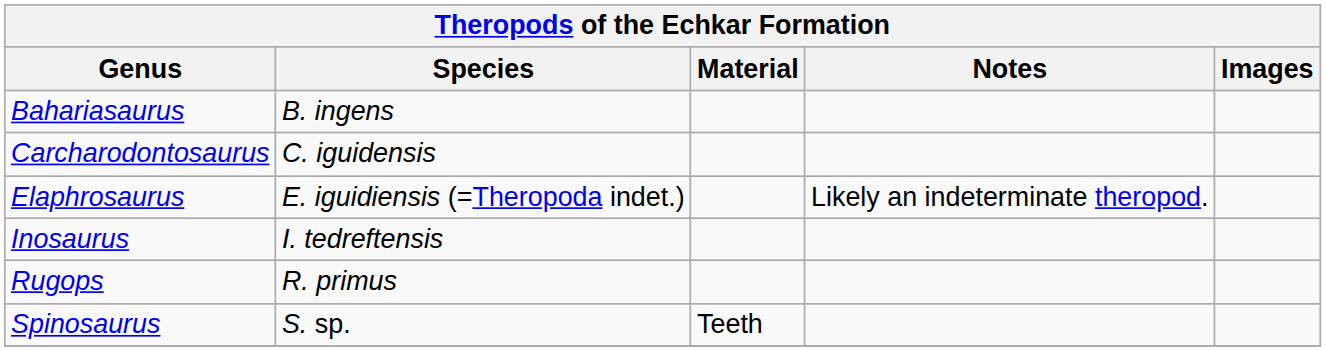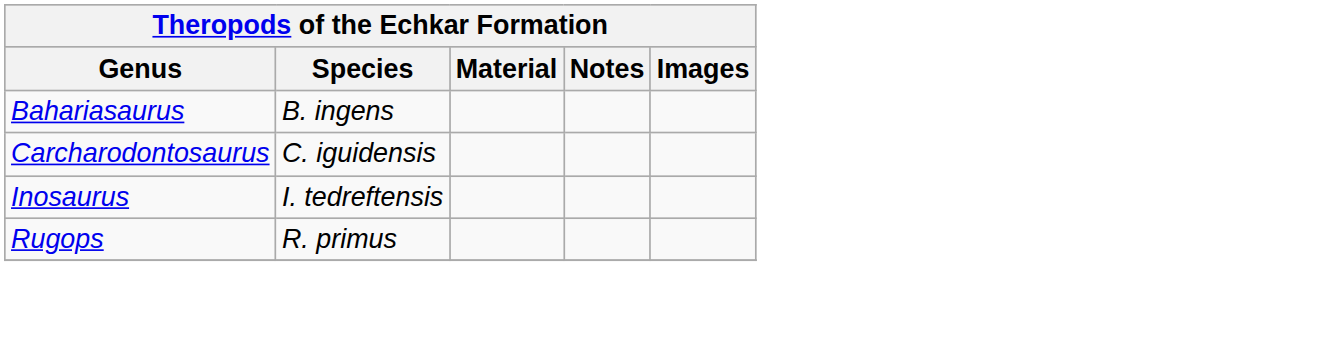- row: (98, 196)
- row: (86, 324)
